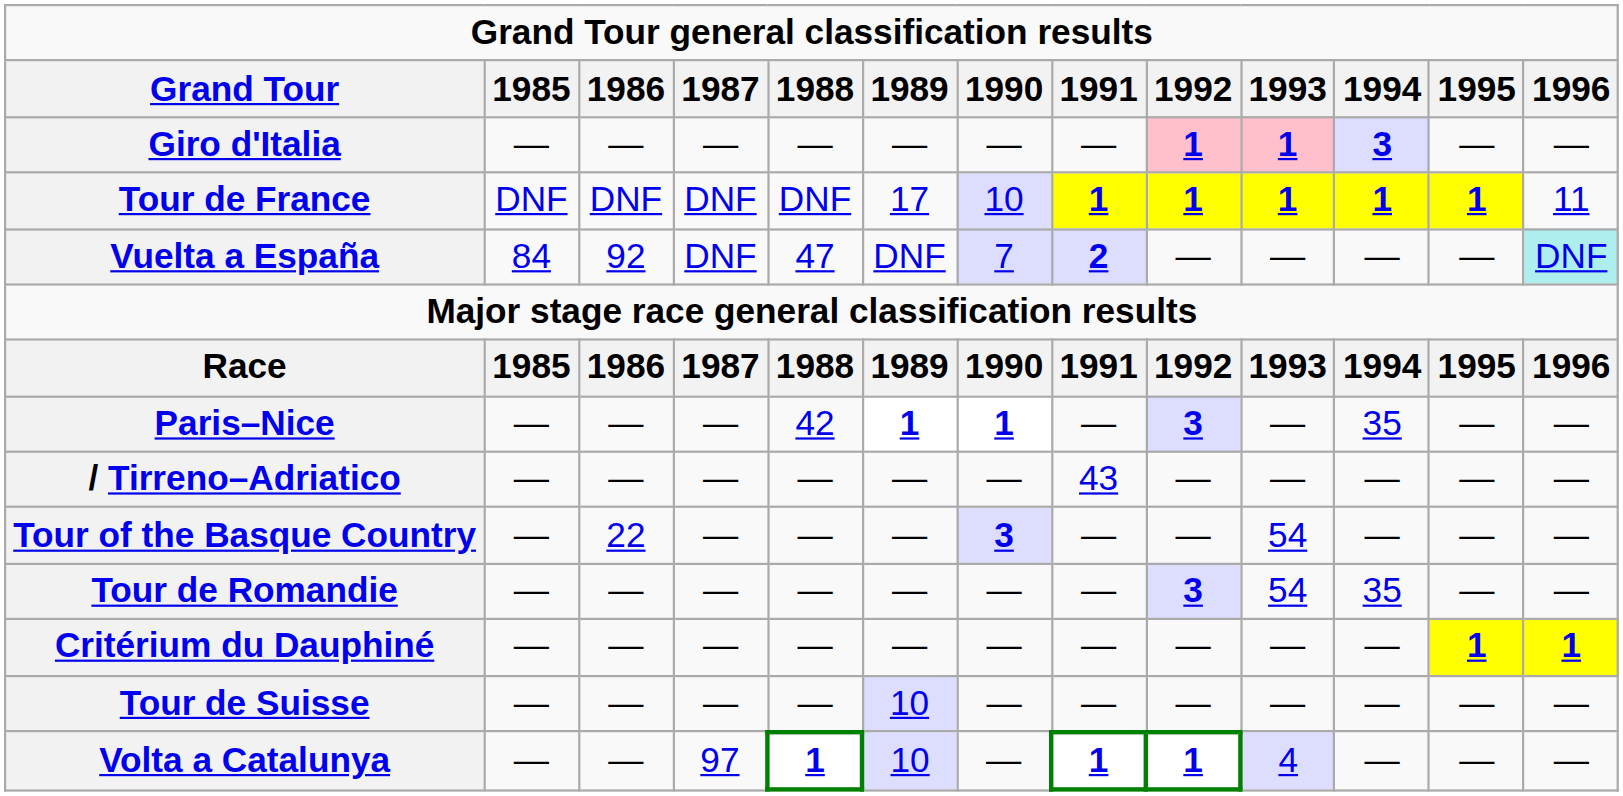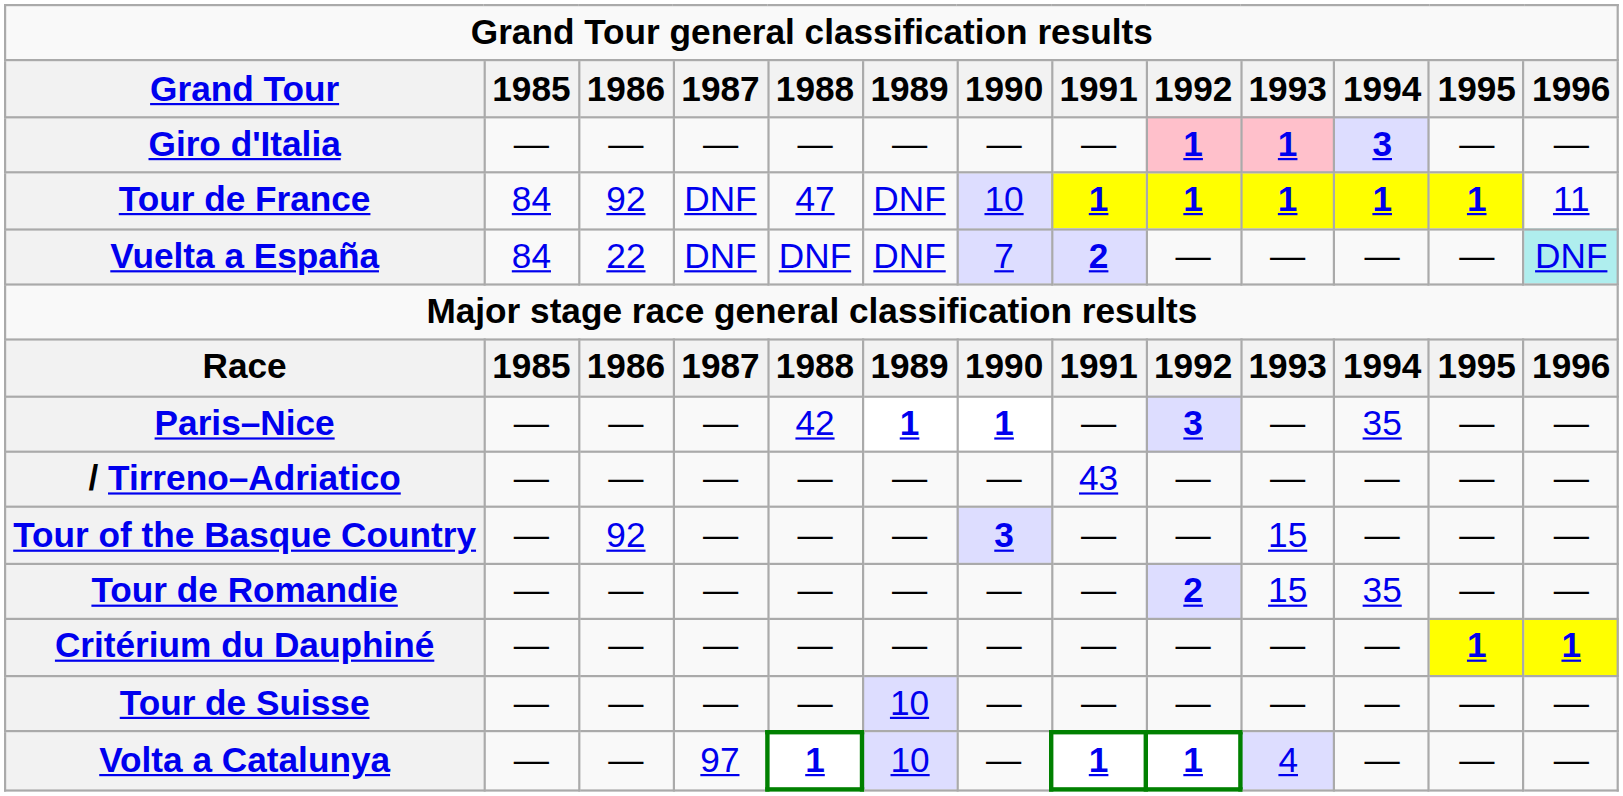(531, 199) DNF -> (531, 199) 84
(626, 199) DNF -> (626, 199) 92
(815, 199) DNF -> (815, 199) 47
(910, 199) 17 -> (910, 199) DNF
(626, 255) 92 -> (626, 255) 22
(815, 255) 47 -> (815, 255) DNF
(626, 534) 22 -> (626, 534) 92
(1288, 534) 54 -> (1288, 534) 15
(1193, 590) 3 -> (1193, 590) 2
(1288, 590) 54 -> (1288, 590) 15
